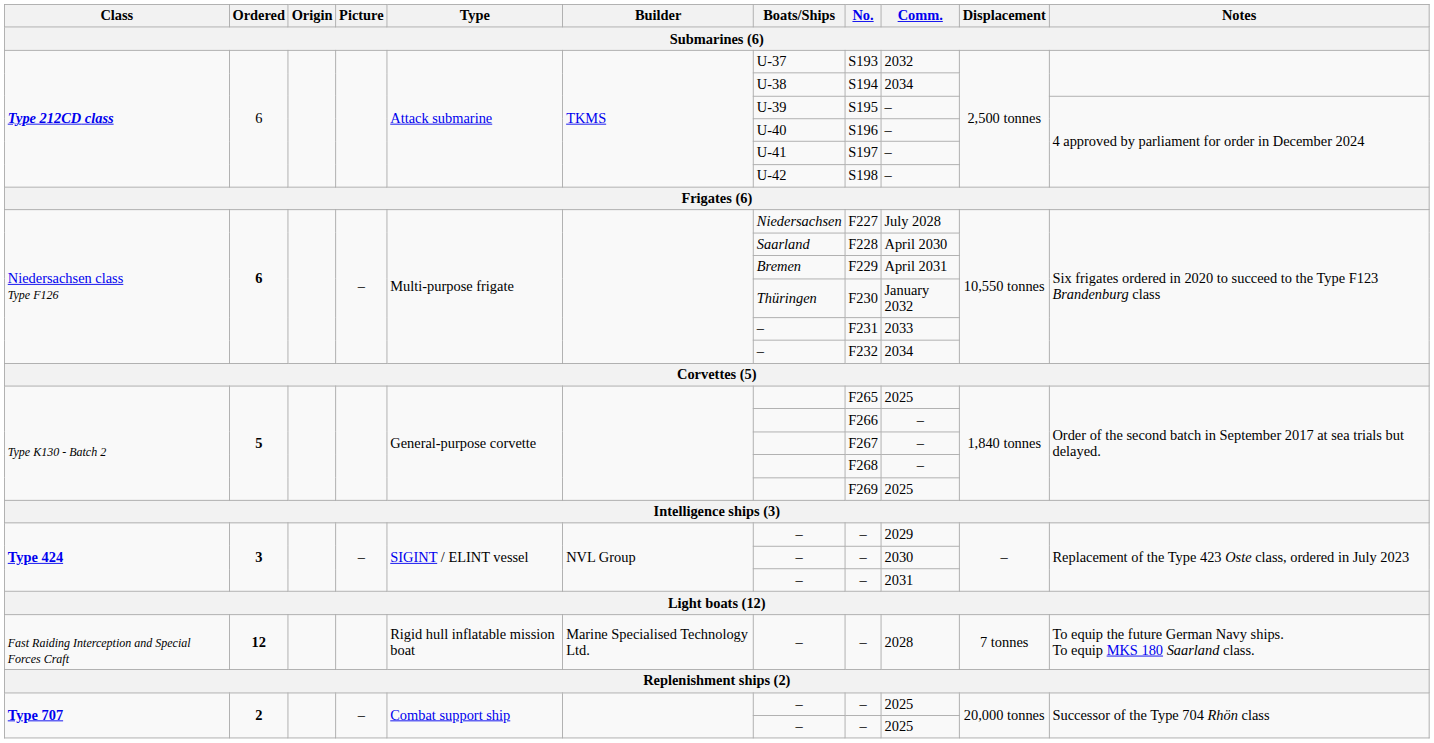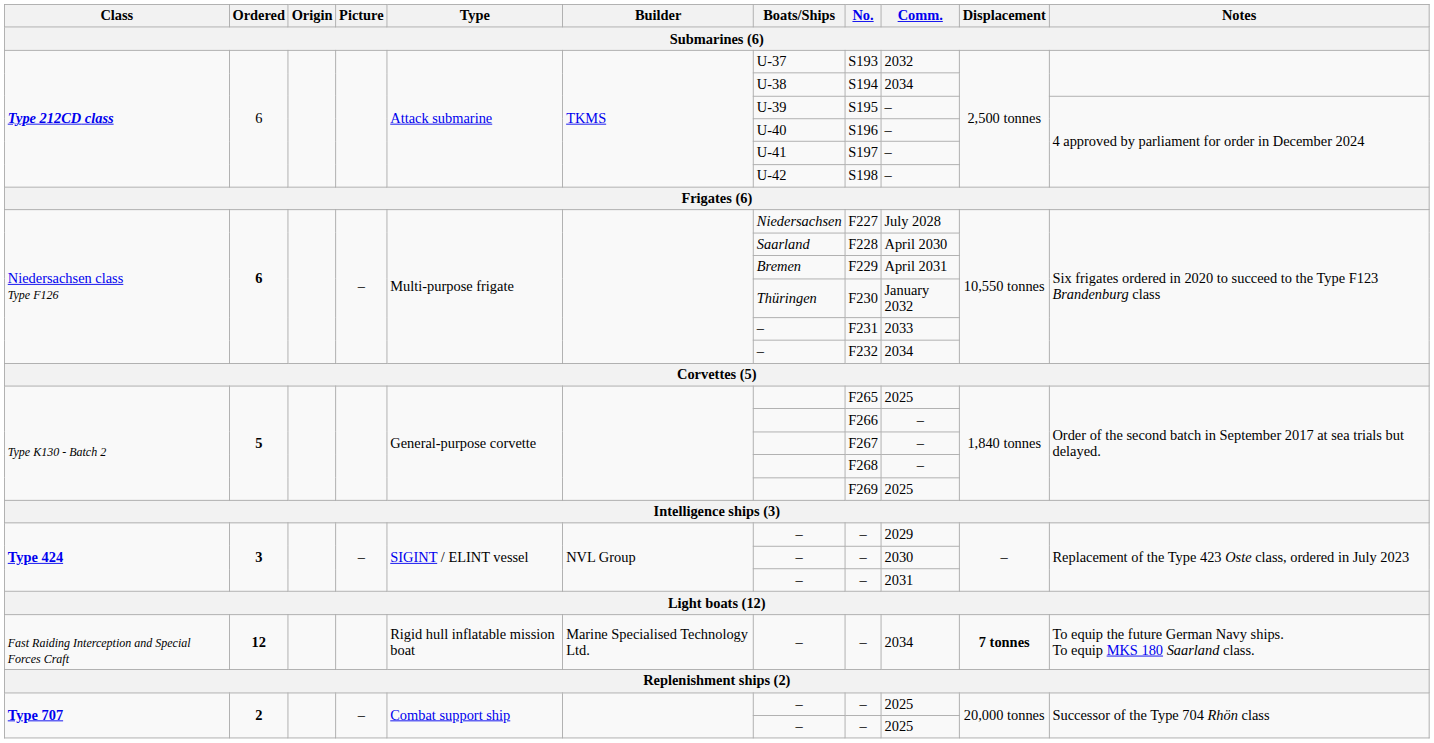(899, 642) 2028 -> (899, 642) 2034
(1004, 642) normal -> (1004, 642) bold
